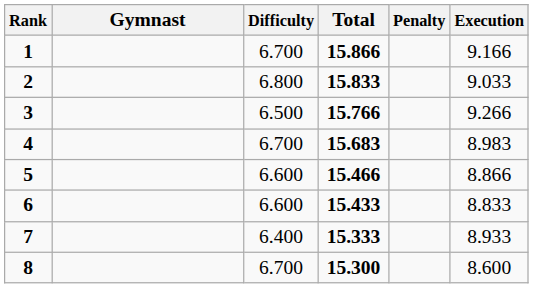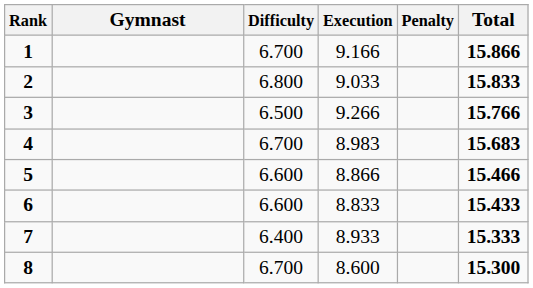columns swapped: (489, 21) <-> (354, 19)
